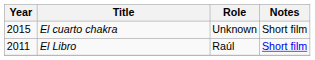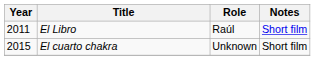rows swapped: (58, 47) <-> (79, 30)
